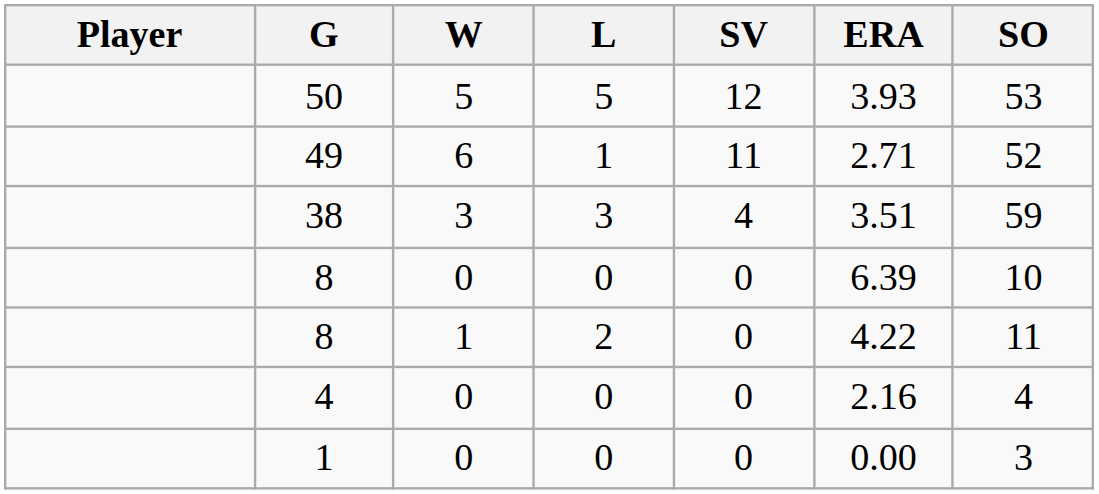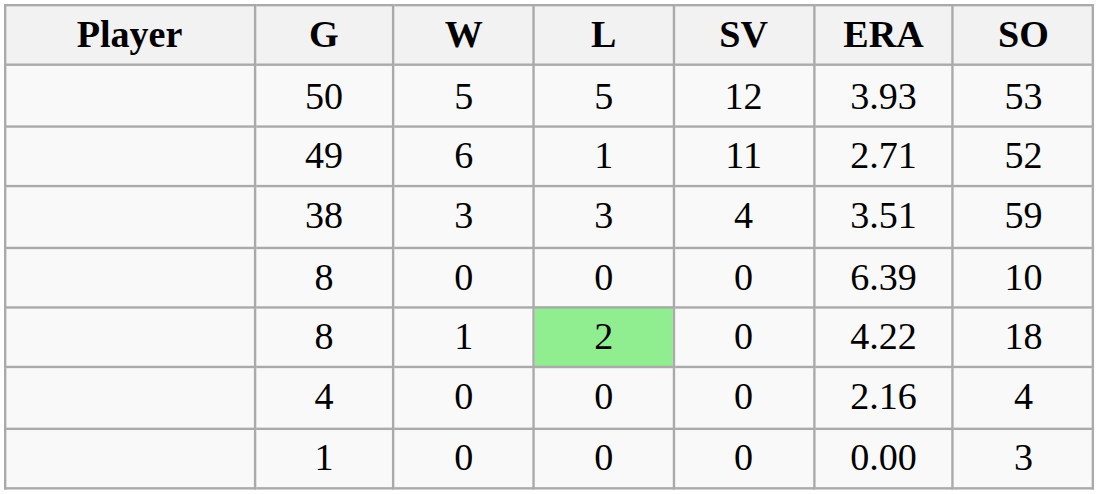(604, 336) no background -> (604, 336) lightgreen background
(1023, 336) 11 -> (1023, 336) 18
